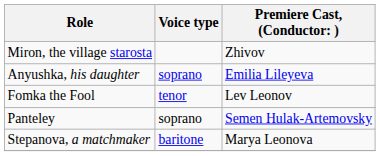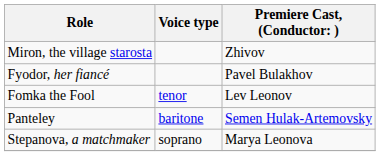- row: (74, 74)
+ row: (58, 74)
(180, 118) soprano -> (181, 118) baritone
(181, 140) baritone -> (180, 140) soprano
